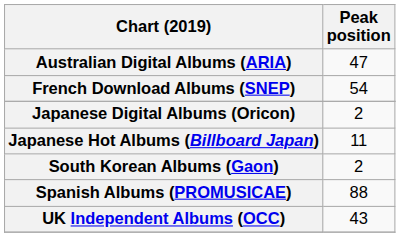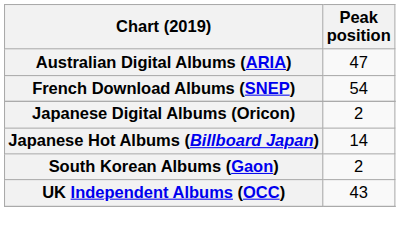(359, 140) 11 -> (359, 140) 14
- row: (164, 192)
